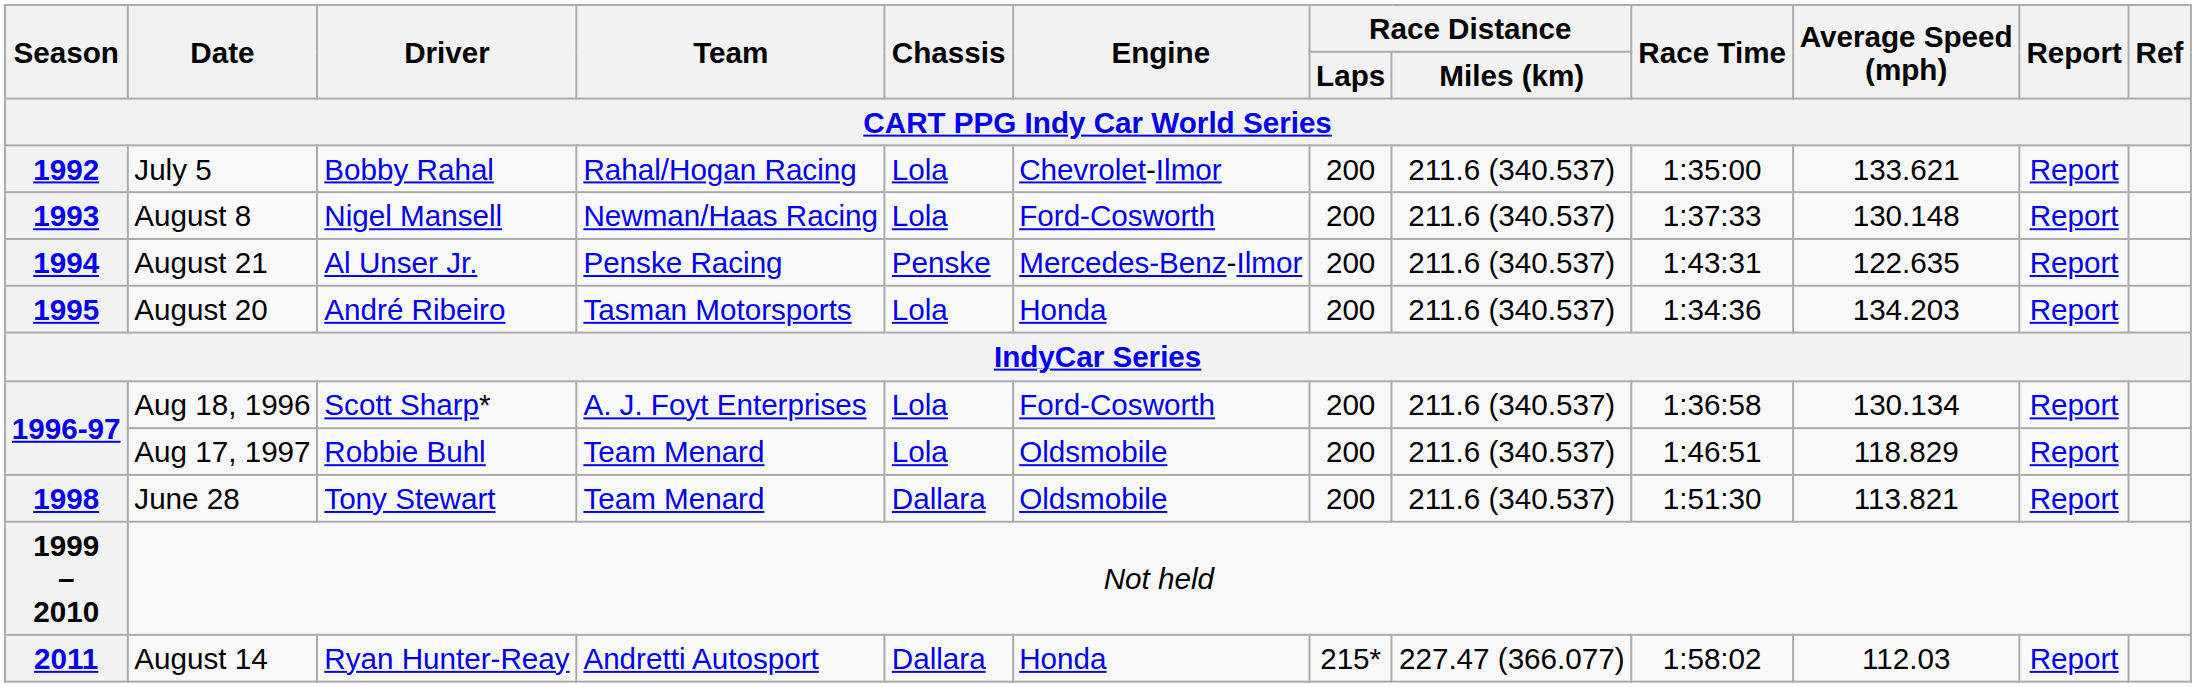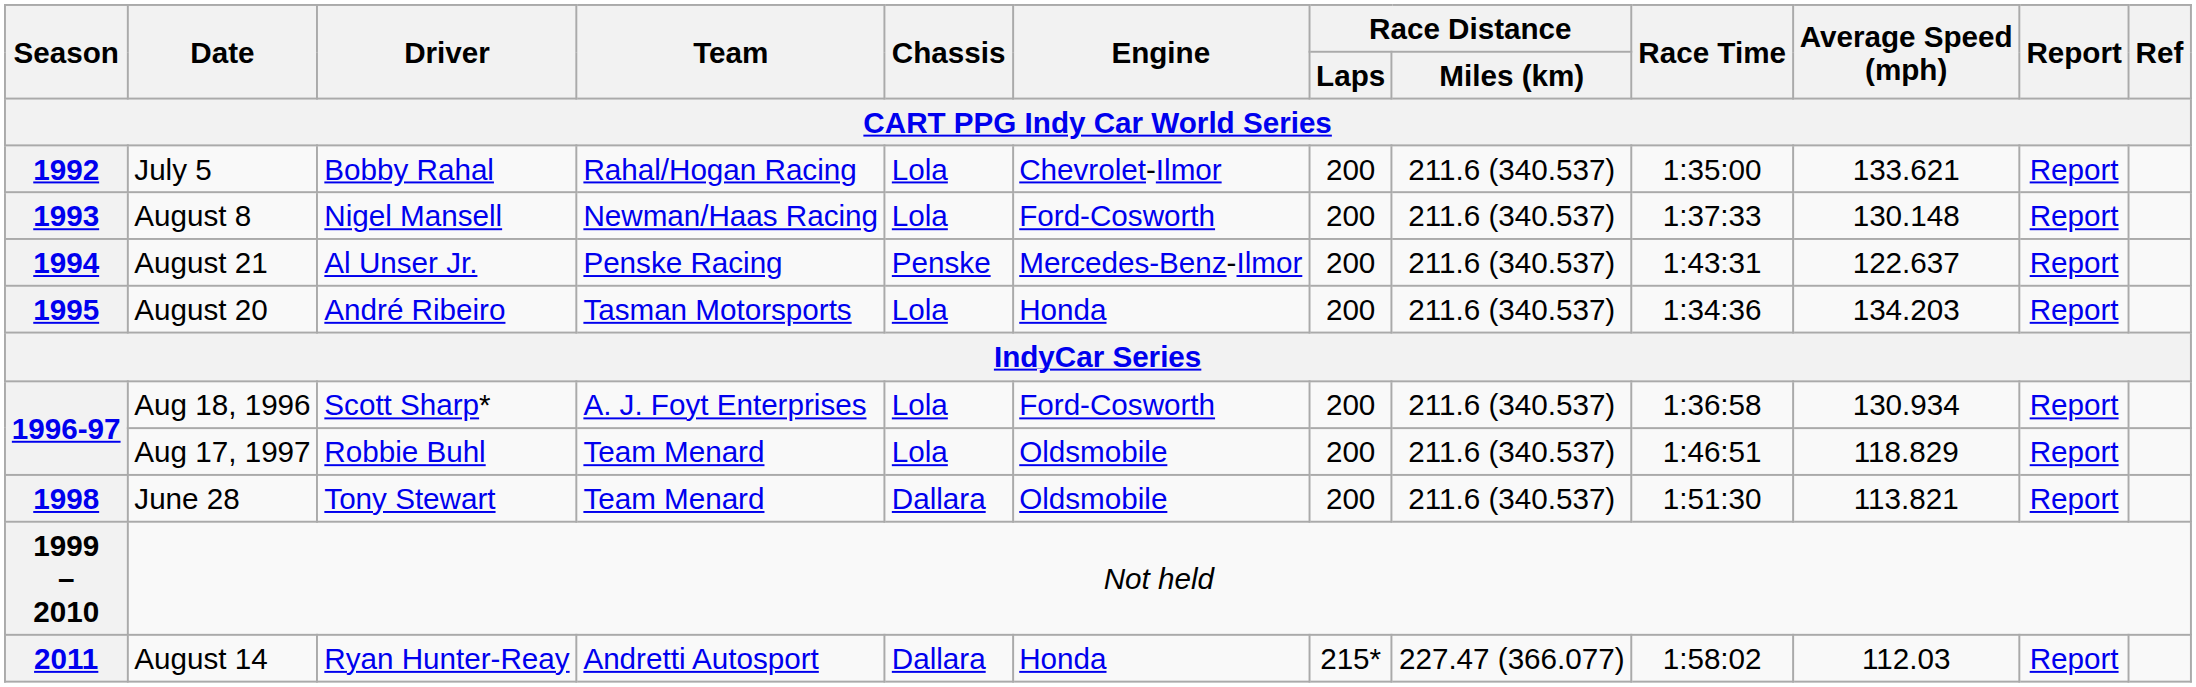(1906, 263) 122.635 -> (1906, 263) 122.637
(1906, 404) 130.134 -> (1906, 404) 130.934
